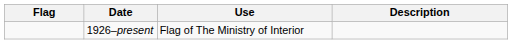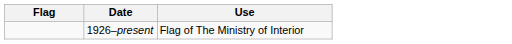- column: (420, 13)
